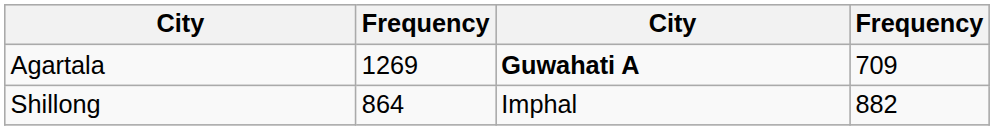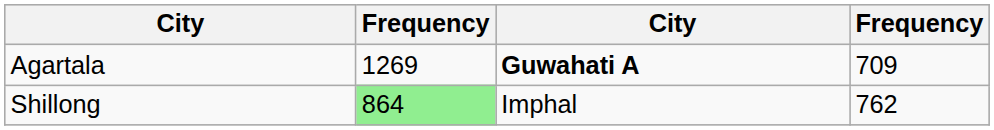(383, 104) no background -> (383, 104) lightgreen background
(877, 104) 882 -> (877, 104) 762
